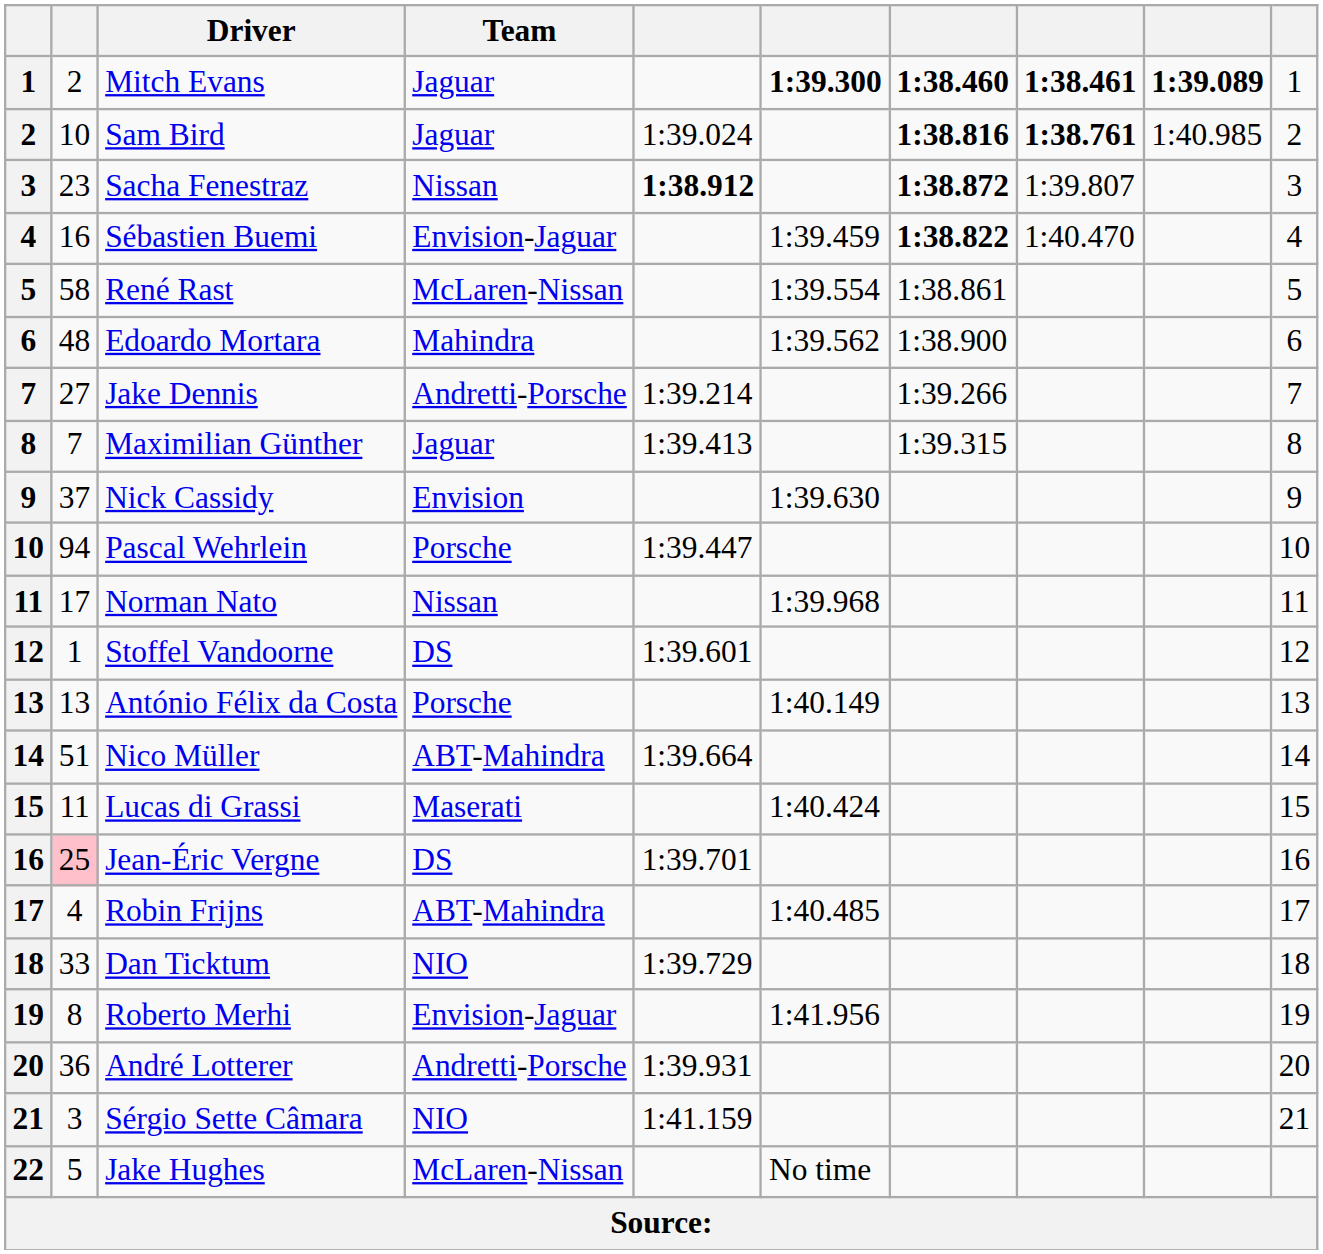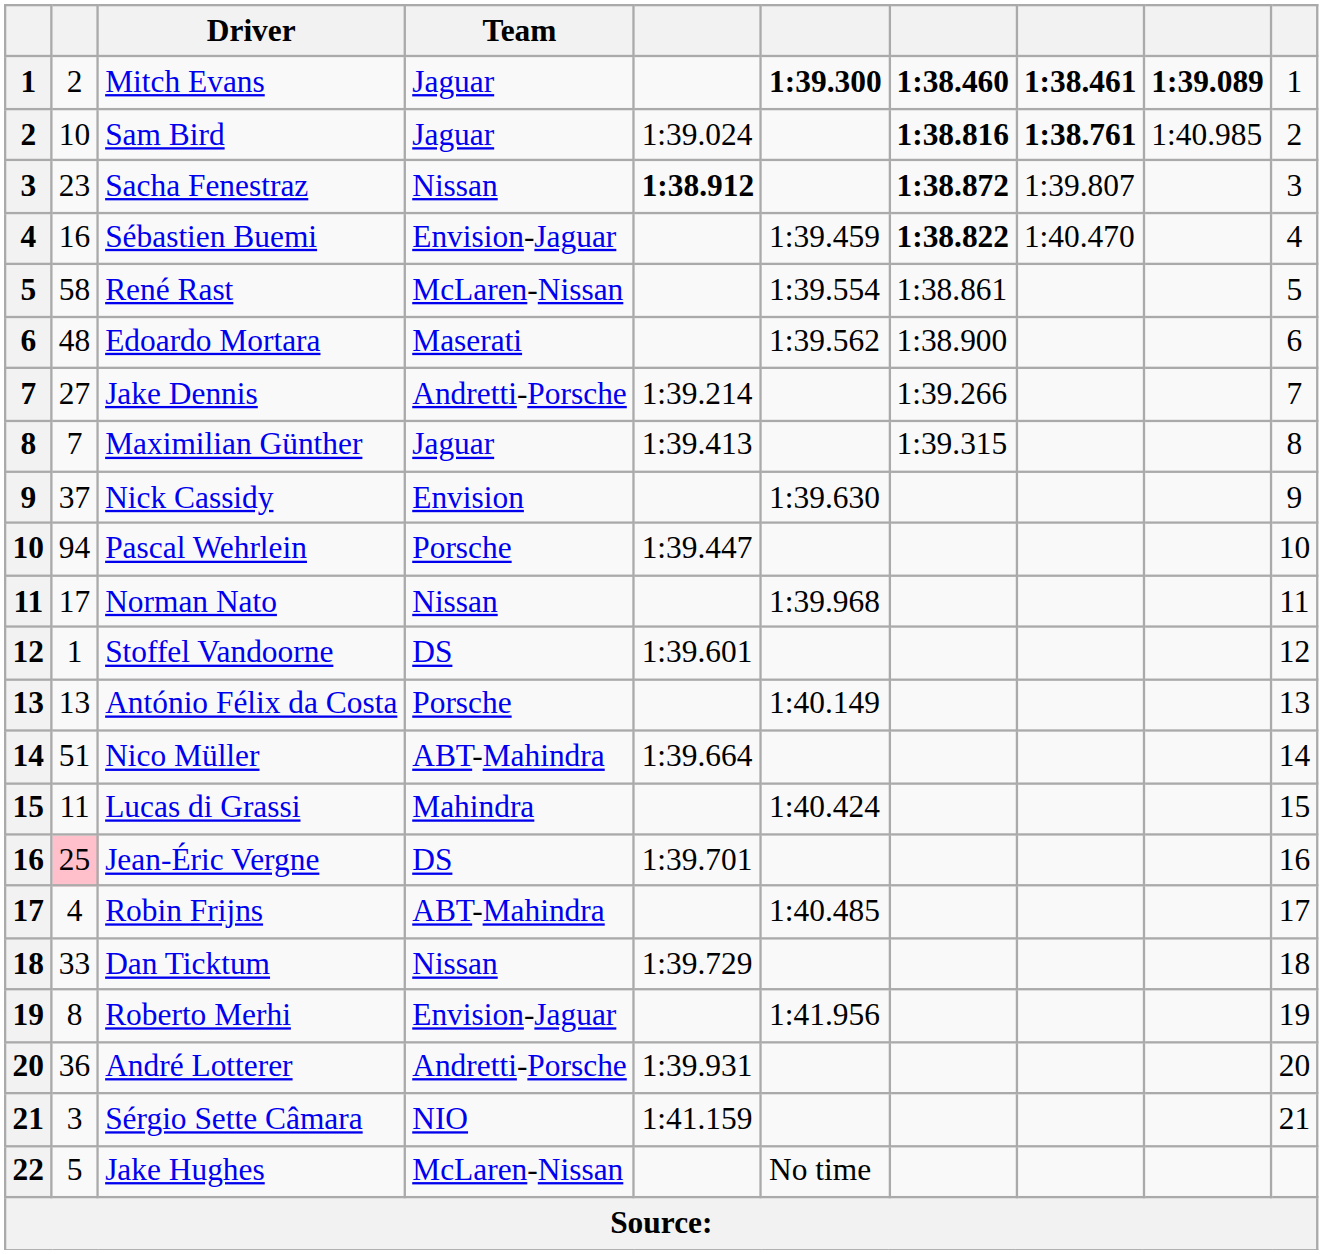(473, 340) Mahindra -> (467, 340) Maserati
(467, 807) Maserati -> (473, 807) Mahindra
(440, 962) NIO -> (455, 962) Nissan
